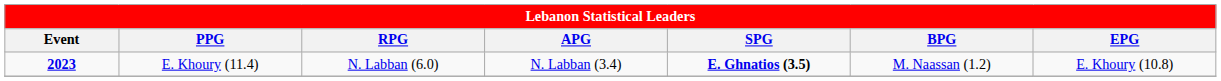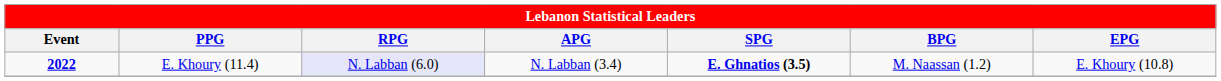(62, 64) 2023 -> (62, 64) 2022
(393, 64) no background -> (393, 64) lavender background
